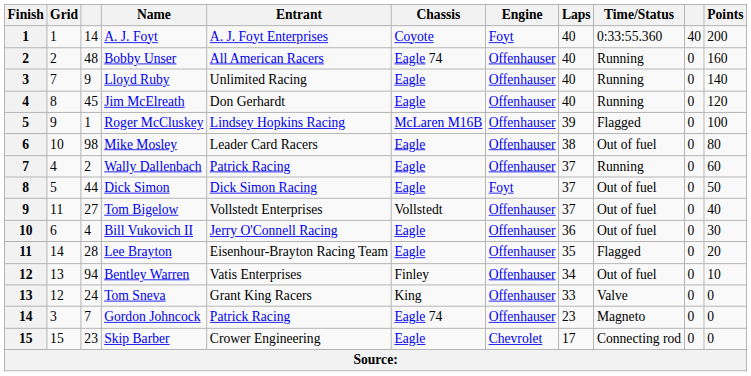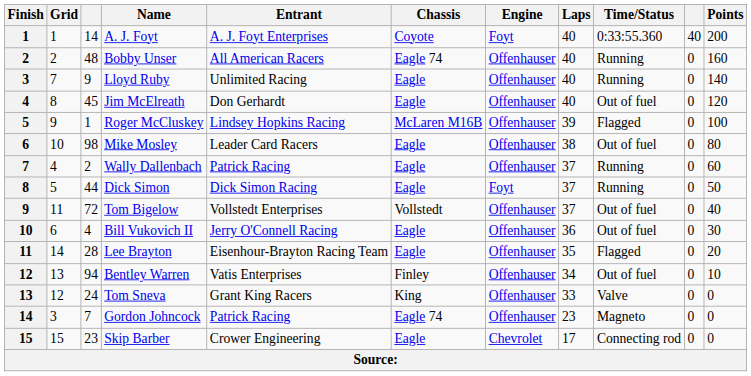(620, 101) Running -> (627, 101) Out of fuel
(627, 187) Out of fuel -> (620, 187) Running
(91, 209) 27 -> (91, 209) 72
